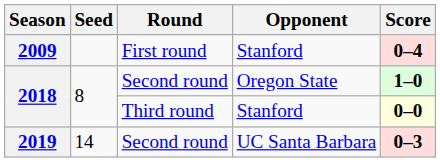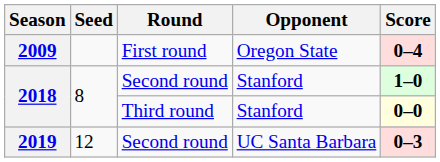(270, 50) Stanford -> (287, 50) Oregon State
(287, 80) Oregon State -> (270, 80) Stanford
(84, 141) 14 -> (84, 141) 12
